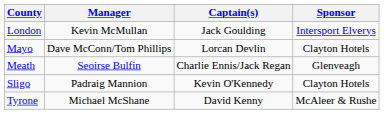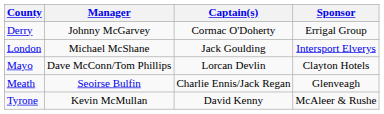+ row: (20, 30)
(109, 30) Kevin McMullan -> (109, 48) Michael McShane
- row: (19, 83)
(109, 100) Michael McShane -> (109, 100) Kevin McMullan
